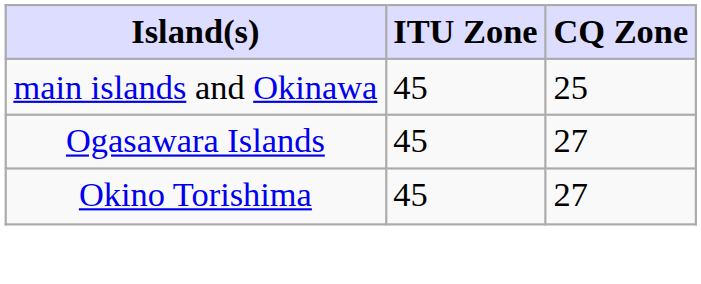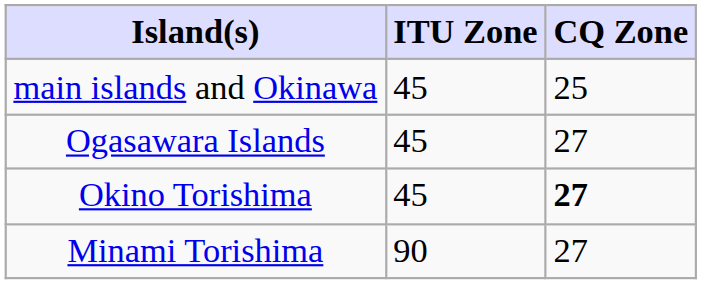(571, 195) normal -> (571, 195) bold
+ row: (195, 250)
